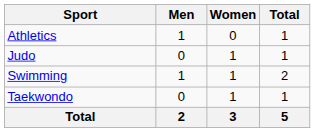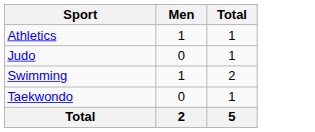- column: (233, 14)
